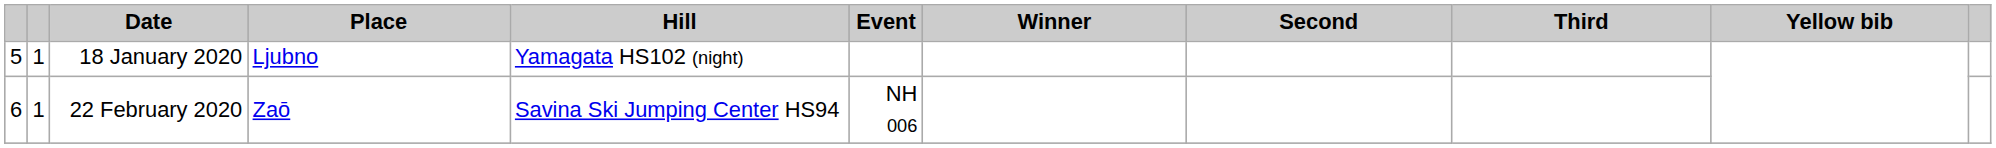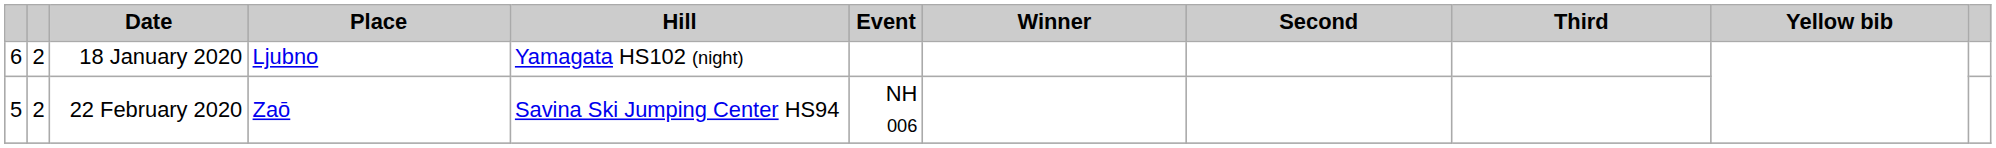(16, 57) 5 -> (16, 57) 6
(39, 57) 1 -> (39, 57) 2
(16, 109) 6 -> (16, 109) 5
(39, 109) 1 -> (39, 109) 2
